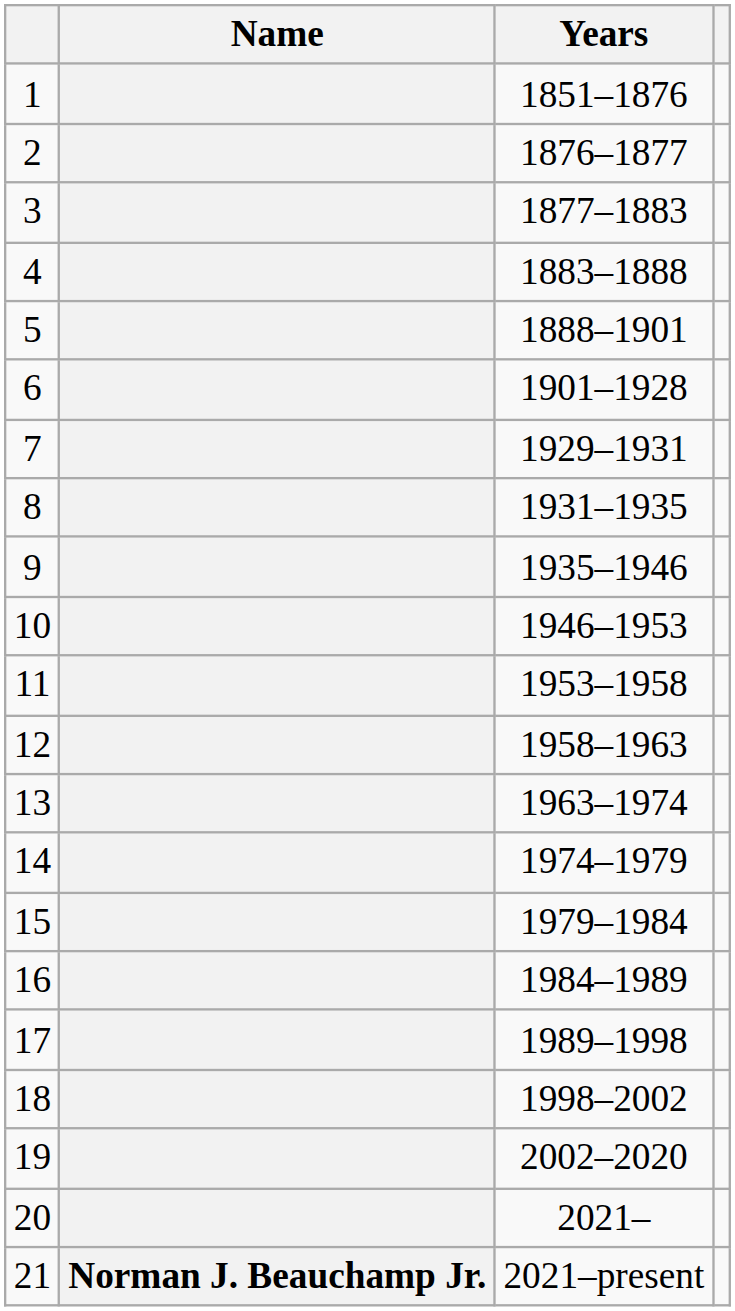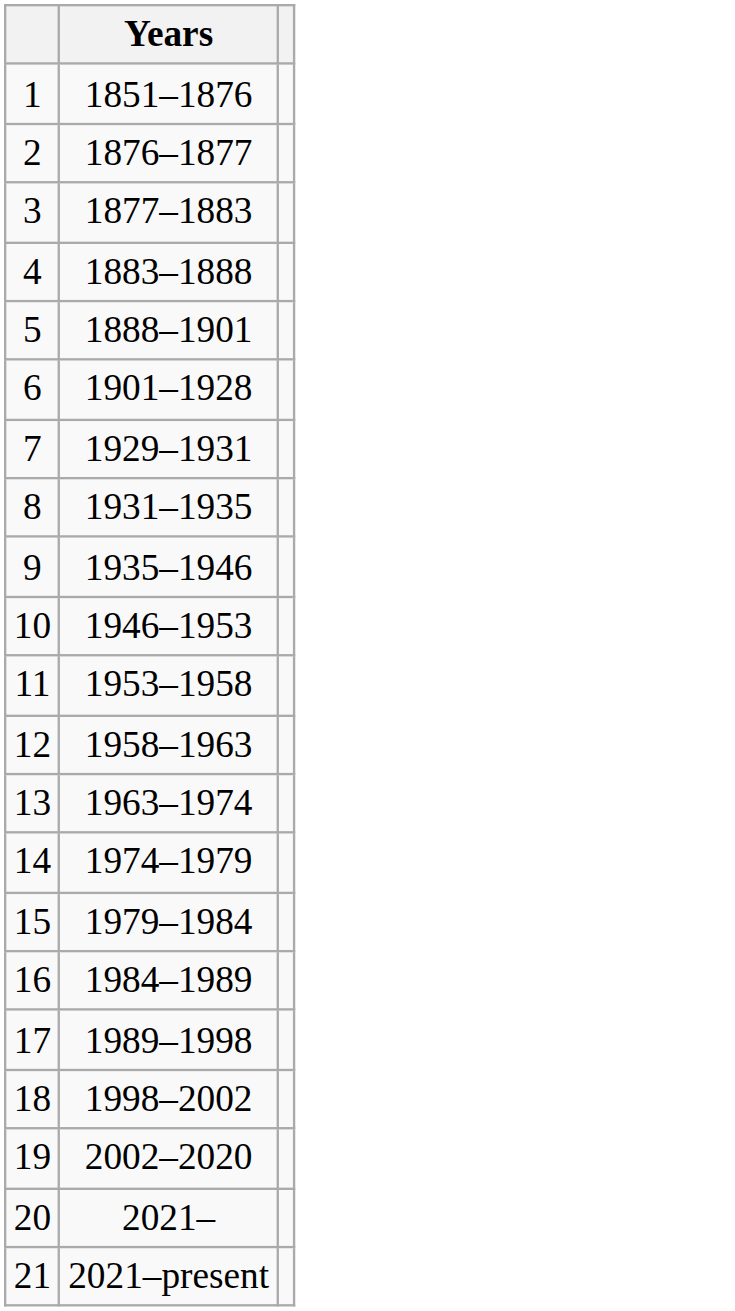- column: (277, 34)
